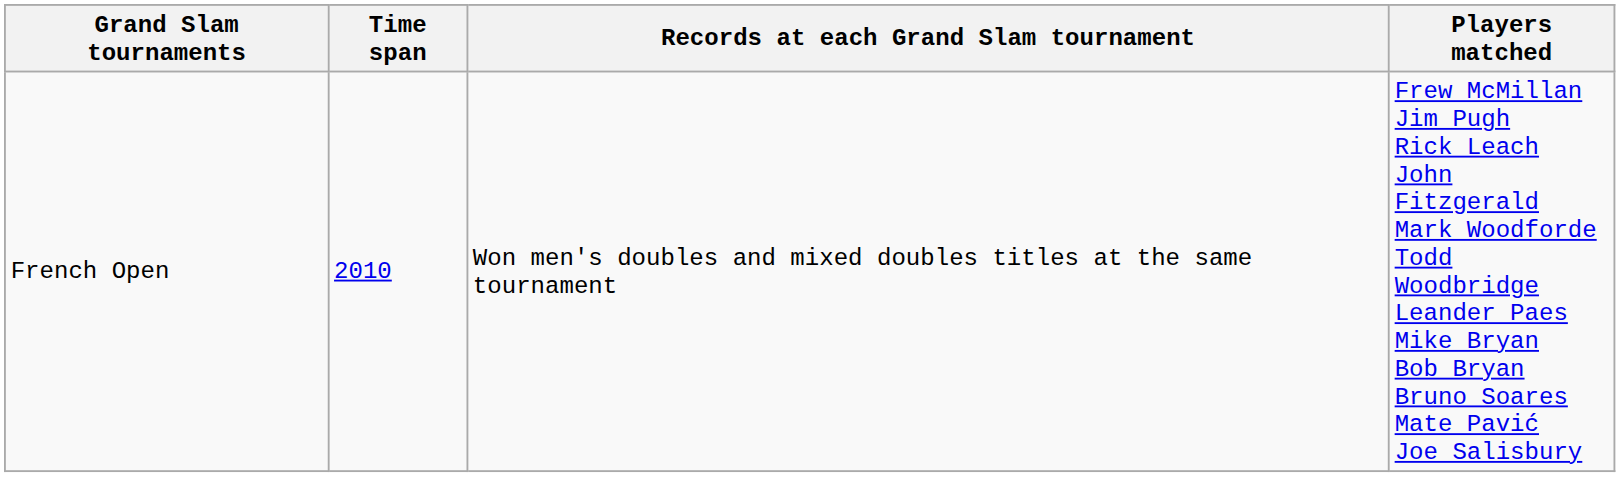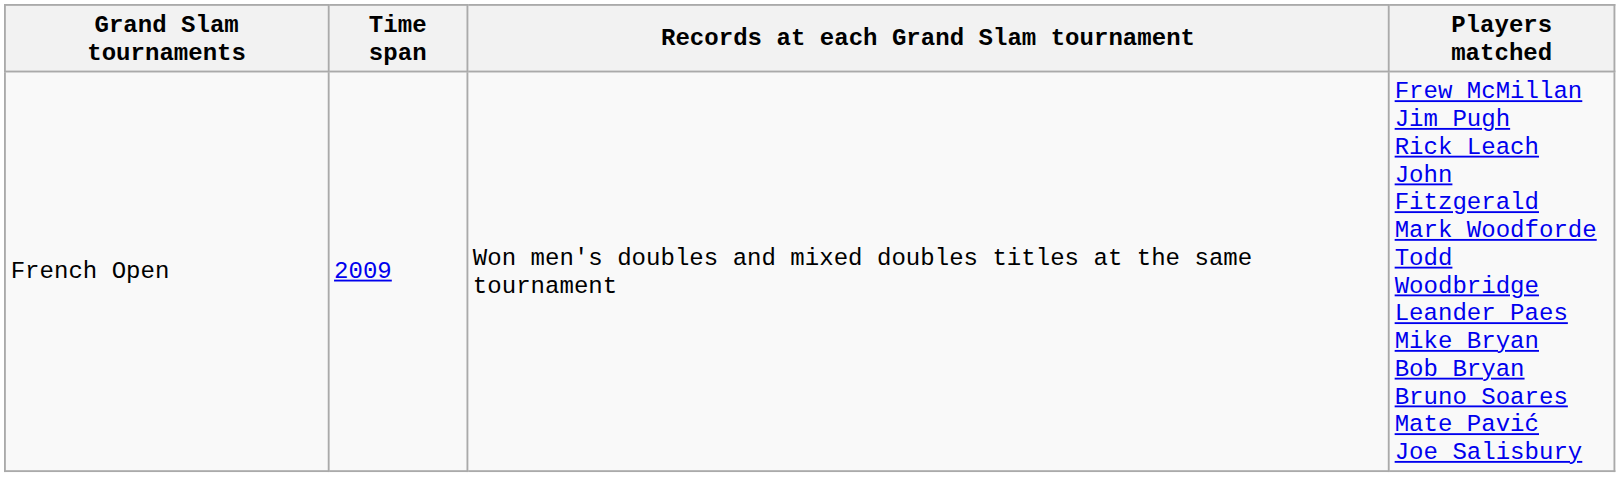(363, 272) 2010 -> (363, 272) 2009
